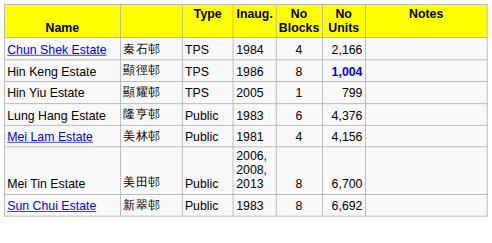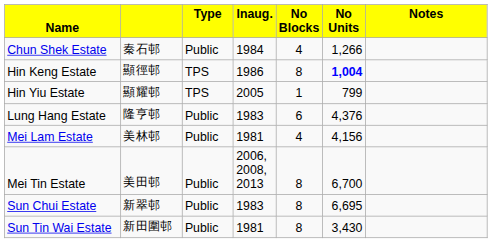(197, 49) TPS -> (202, 49) Public
(347, 49) 2,166 -> (347, 49) 1,266
(347, 206) 6,692 -> (347, 206) 6,695
+ row: (59, 228)
